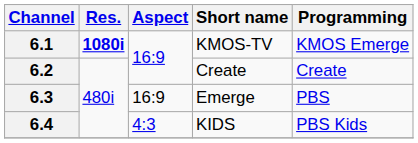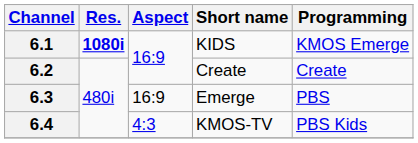(234, 44) KMOS-TV -> (216, 44) KIDS
(216, 124) KIDS -> (234, 124) KMOS-TV
